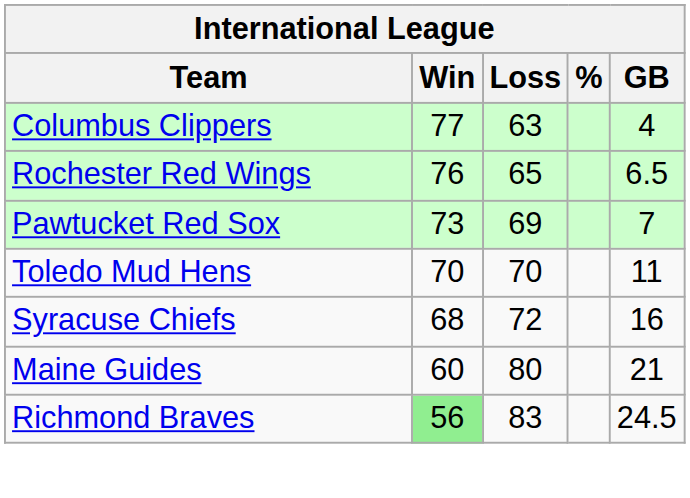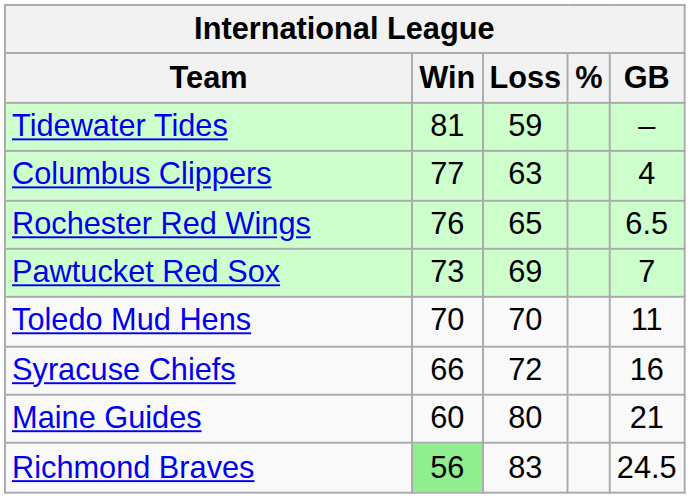+ row: (120, 126)
(447, 321) 68 -> (447, 369) 66
